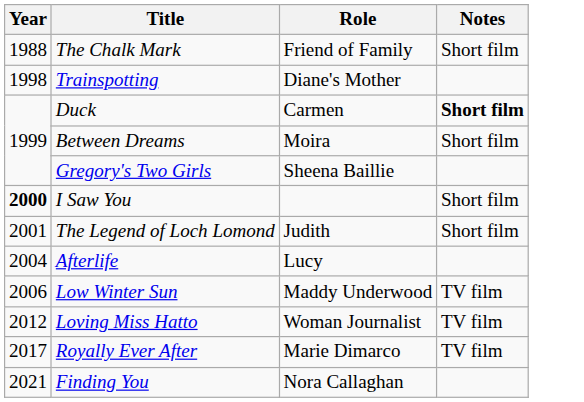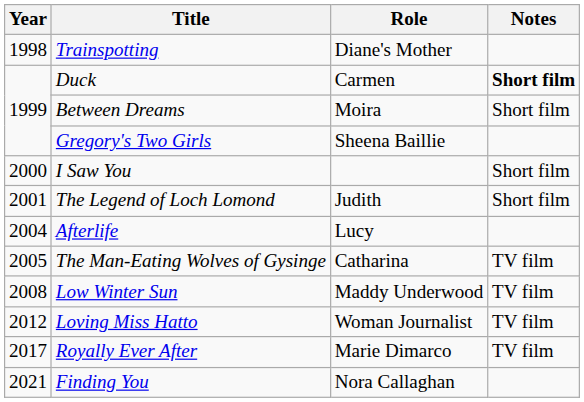- row: (118, 49)
(28, 200) bold -> (28, 170) normal
+ row: (191, 261)
(28, 291) 2006 -> (28, 291) 2008
